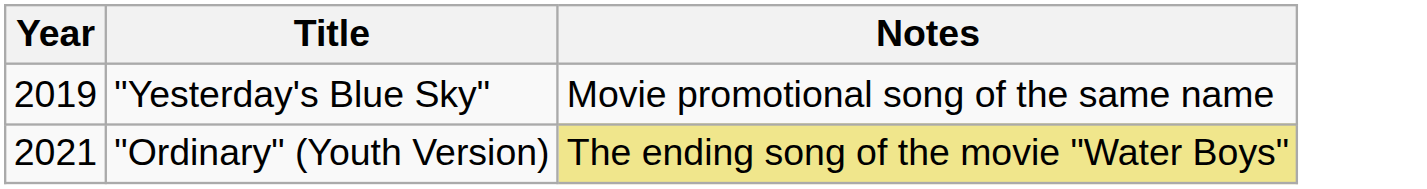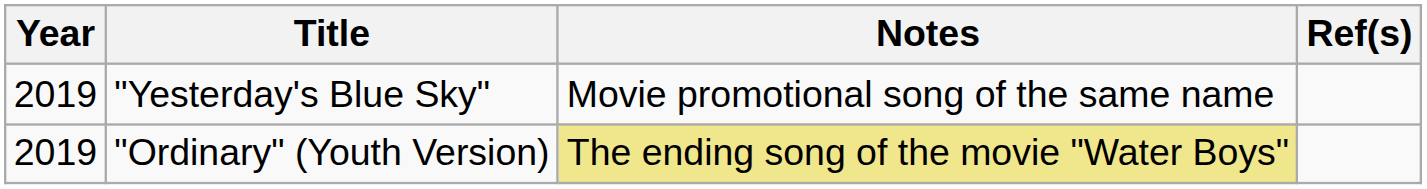+ column: (1359, 34)
(55, 152) 2021 -> (55, 152) 2019
